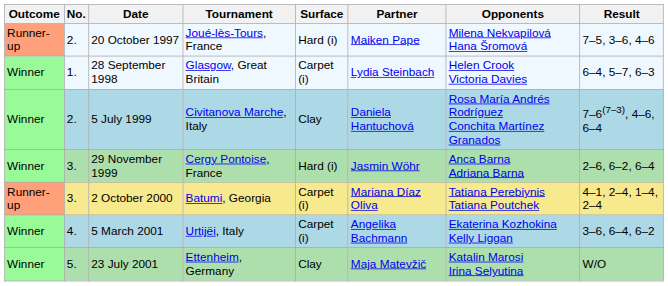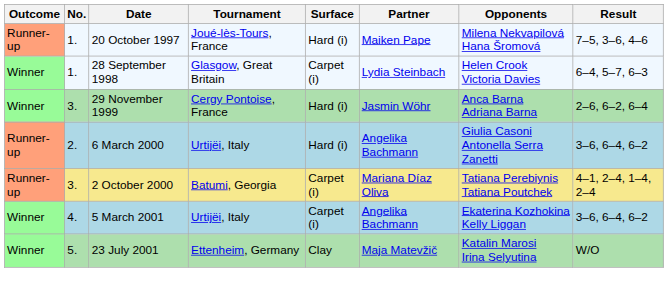(72, 39) 2. -> (72, 39) 1.
- row: (121, 118)
+ row: (128, 144)
